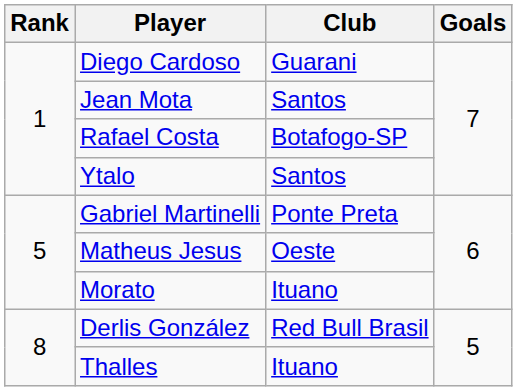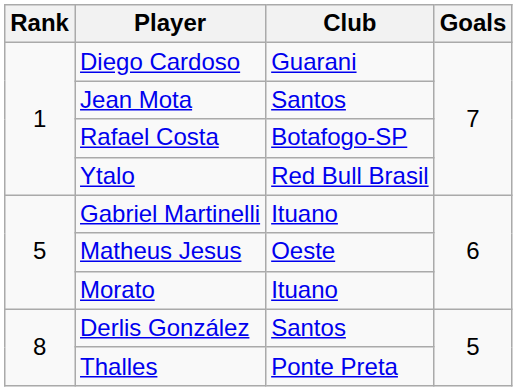(309, 175) Santos -> (350, 175) Red Bull Brasil
(335, 213) Ponte Preta -> (305, 213) Ituano
(350, 328) Red Bull Brasil -> (309, 328) Santos
(305, 366) Ituano -> (335, 366) Ponte Preta
